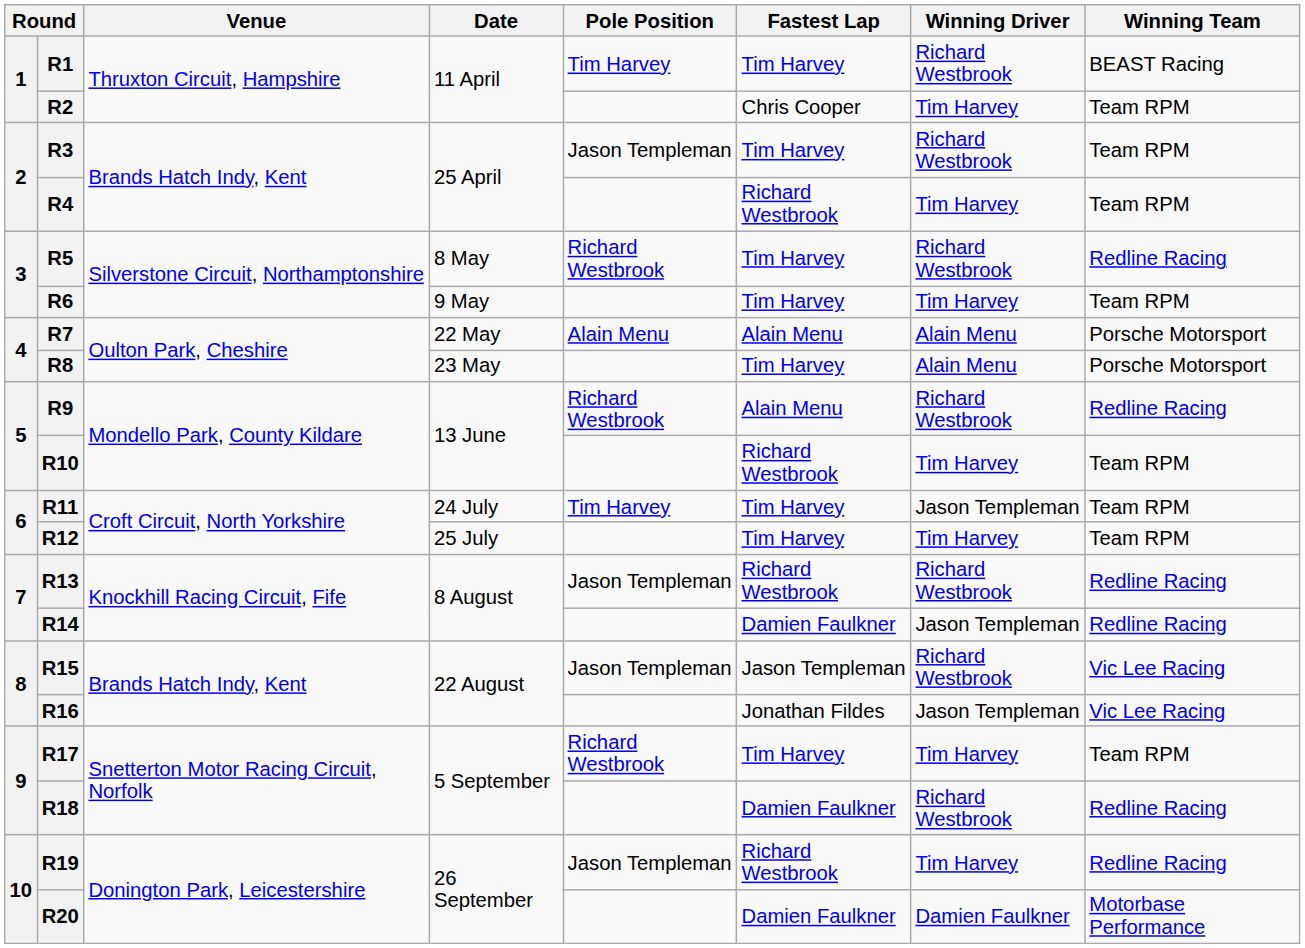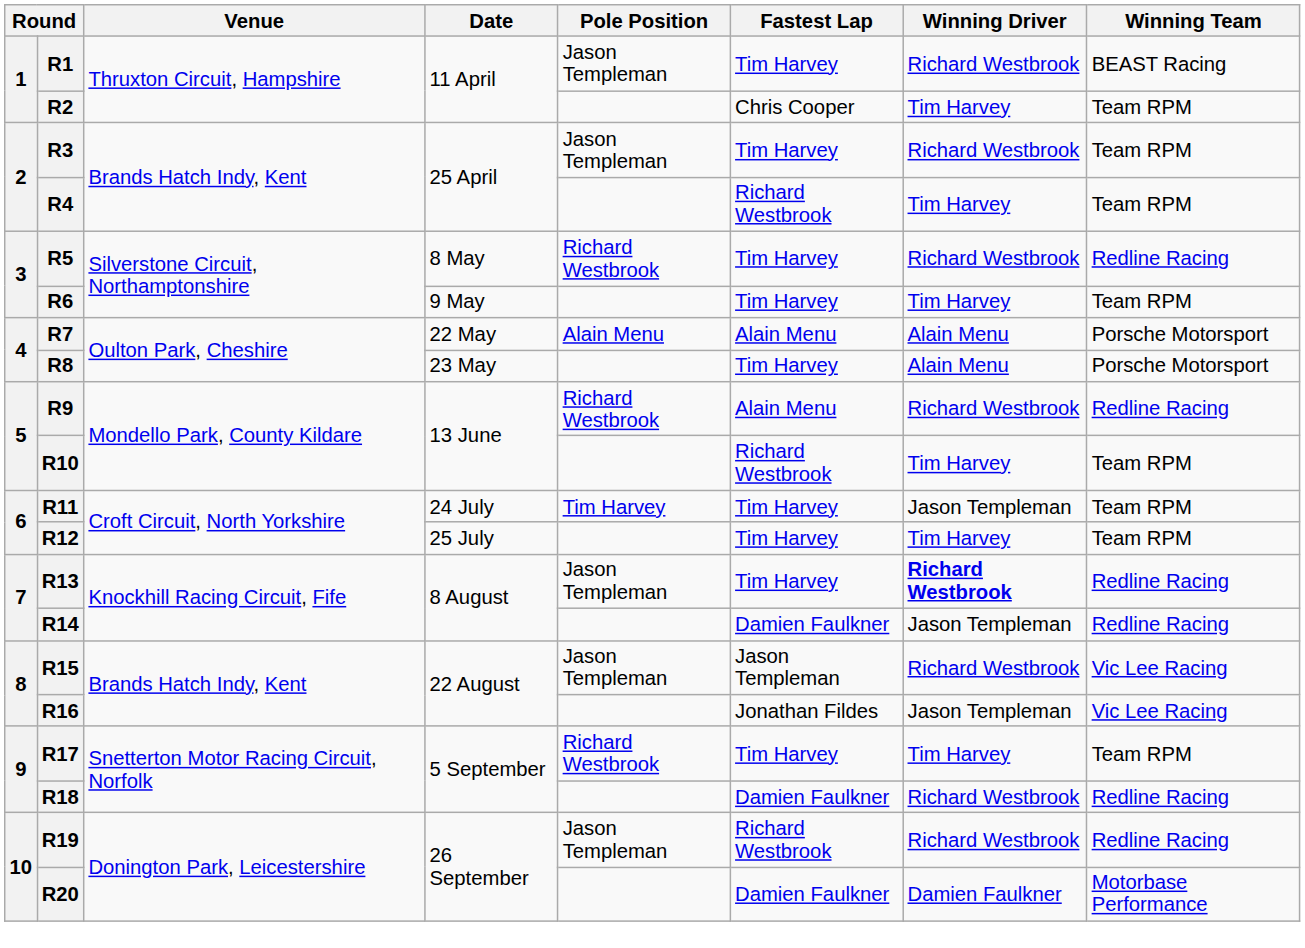(619, 63) Tim Harvey -> (615, 63) Jason Templeman
(790, 581) Richard Westbrook -> (786, 581) Tim Harvey
(964, 581) normal -> (960, 581) bold
(967, 862) Tim Harvey -> (993, 840) Richard Westbrook
